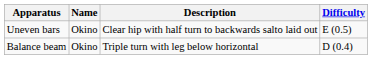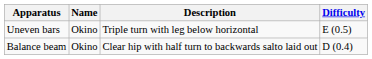(210, 29) Clear hip with half turn to backwards salto laid out -> (180, 29) Triple turn with leg below horizontal
(180, 46) Triple turn with leg below horizontal -> (210, 46) Clear hip with half turn to backwards salto laid out
